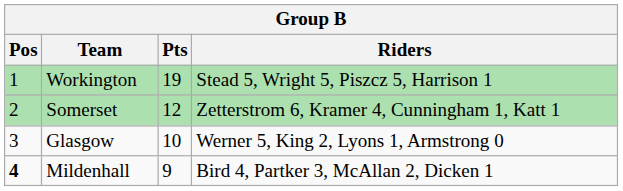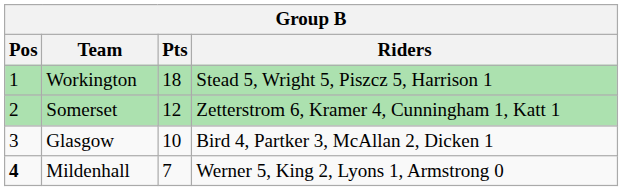(172, 79) 19 -> (172, 79) 18
(350, 140) Werner 5, King 2, Lyons 1, Armstrong 0 -> (345, 140) Bird 4, Partker 3, McAllan 2, Dicken 1
(167, 170) 9 -> (167, 170) 7
(345, 170) Bird 4, Partker 3, McAllan 2, Dicken 1 -> (350, 170) Werner 5, King 2, Lyons 1, Armstrong 0
